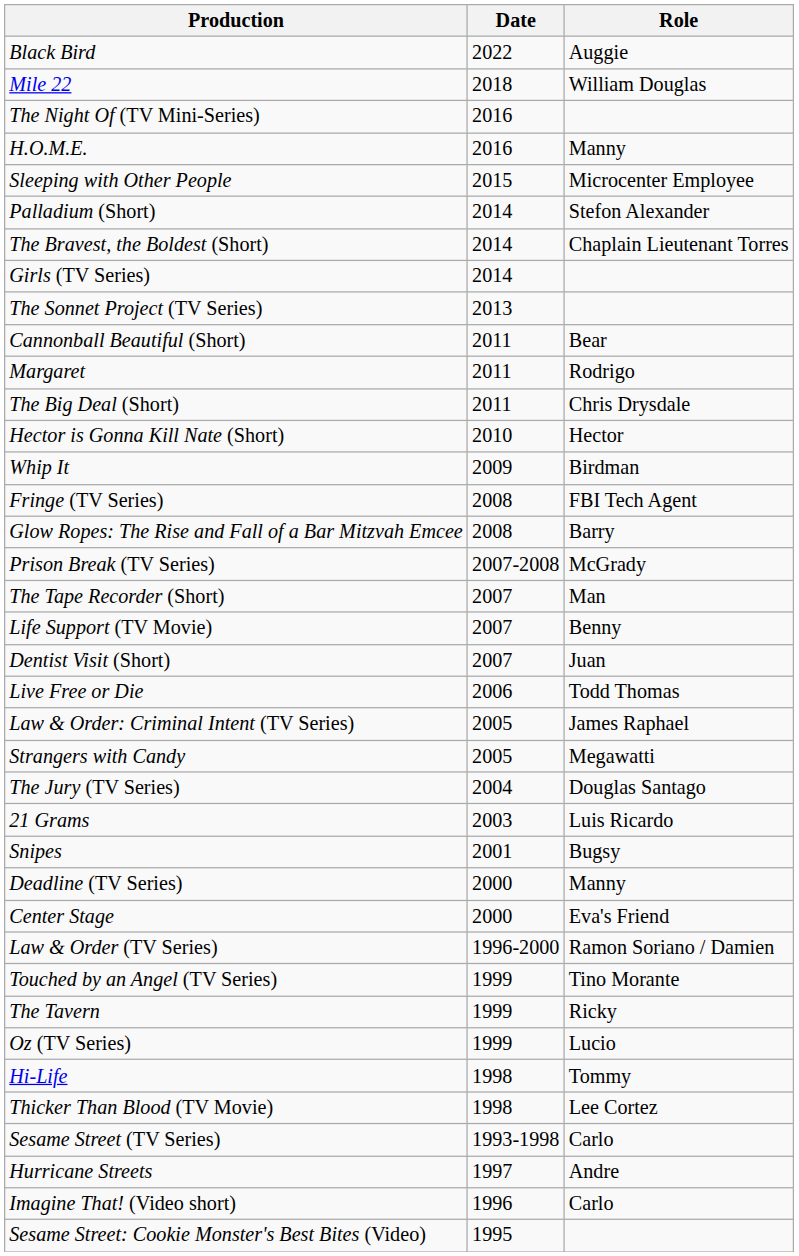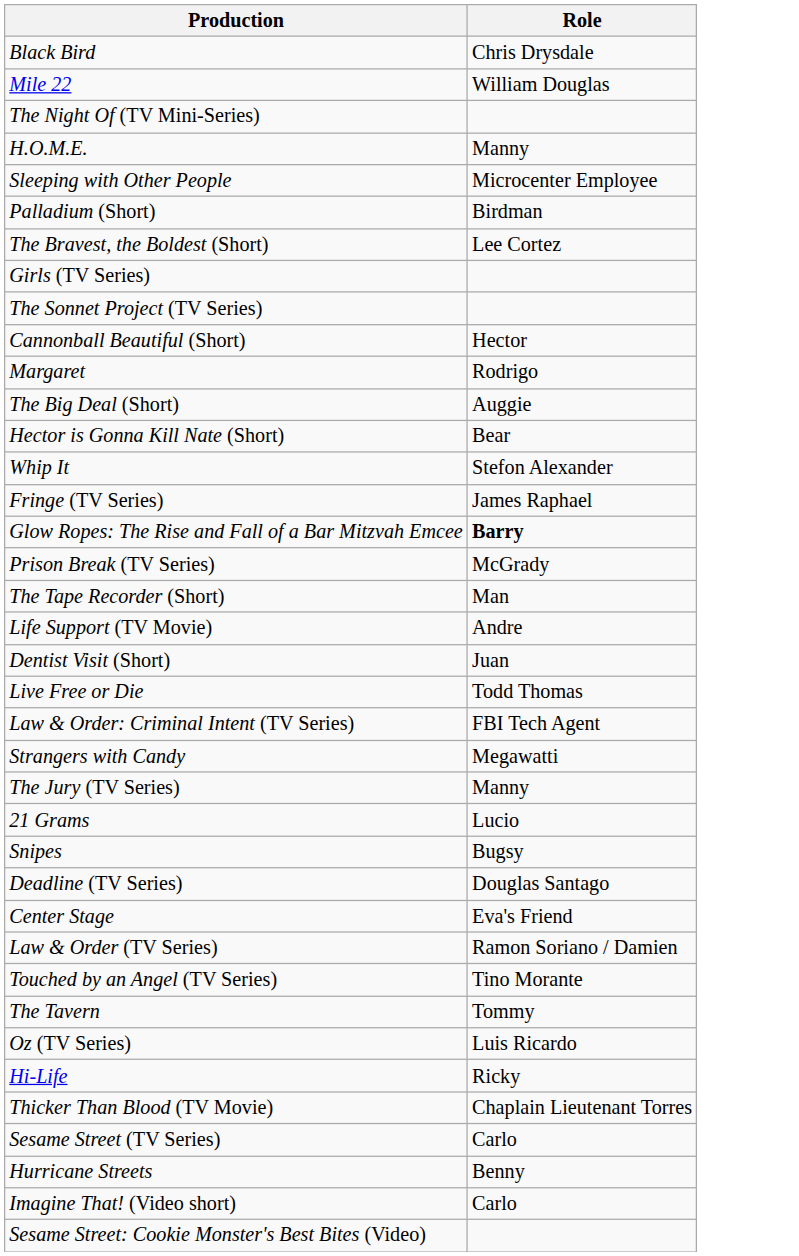- column: (516, 20)
(598, 52) Auggie -> (533, 52) Chris Drysdale
(639, 212) Stefon Alexander -> (507, 212) Birdman
(679, 244) Chaplain Lieutenant Torres -> (517, 244) Lee Cortez
(588, 340) Bear -> (500, 340) Hector
(629, 404) Chris Drysdale -> (502, 404) Auggie
(596, 436) Hector -> (491, 436) Bear
(604, 468) Birdman -> (542, 468) Stefon Alexander
(633, 500) FBI Tech Agent -> (532, 500) James Raphael
(592, 532) normal -> (498, 532) bold
(595, 627) Benny -> (497, 627) Andre
(629, 723) James Raphael -> (536, 723) FBI Tech Agent
(637, 787) Douglas Santago -> (501, 787) Manny
(621, 819) Luis Ricardo -> (496, 819) Lucio
(597, 883) Manny -> (541, 883) Douglas Santago
(593, 1011) Ricky -> (503, 1011) Tommy
(592, 1043) Lucio -> (524, 1043) Luis Ricardo
(600, 1075) Tommy -> (496, 1075) Ricky
(613, 1107) Lee Cortez -> (582, 1107) Chaplain Lieutenant Torres
(594, 1171) Andre -> (498, 1171) Benny
